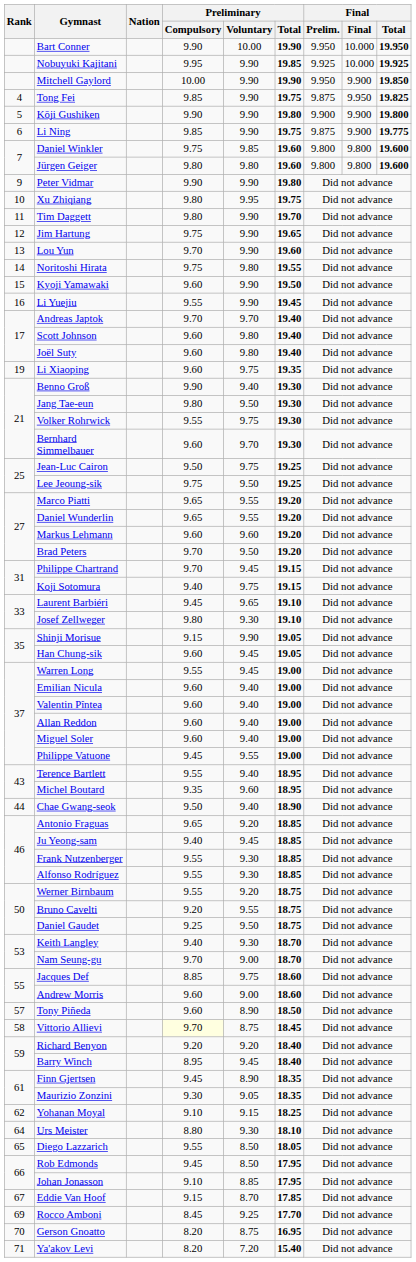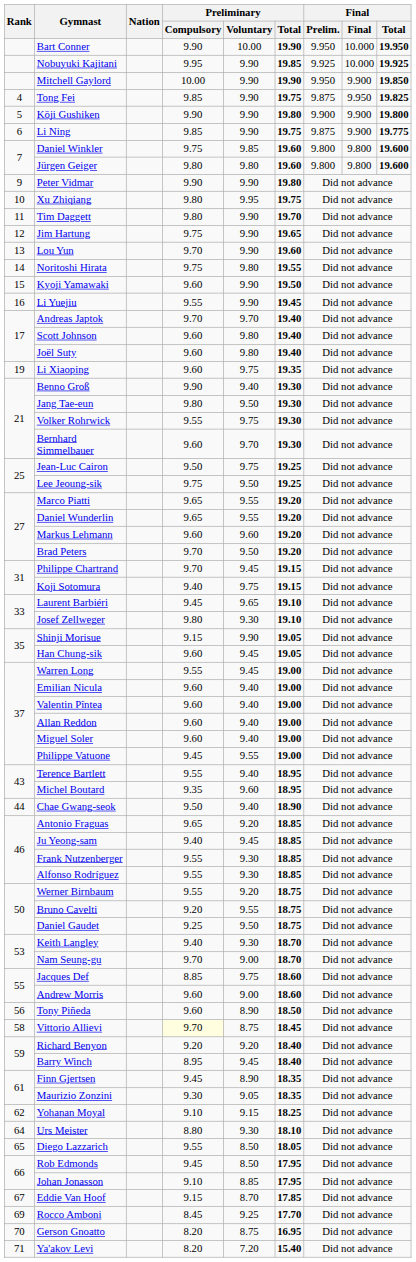(19, 1011) 57 -> (19, 1011) 56
